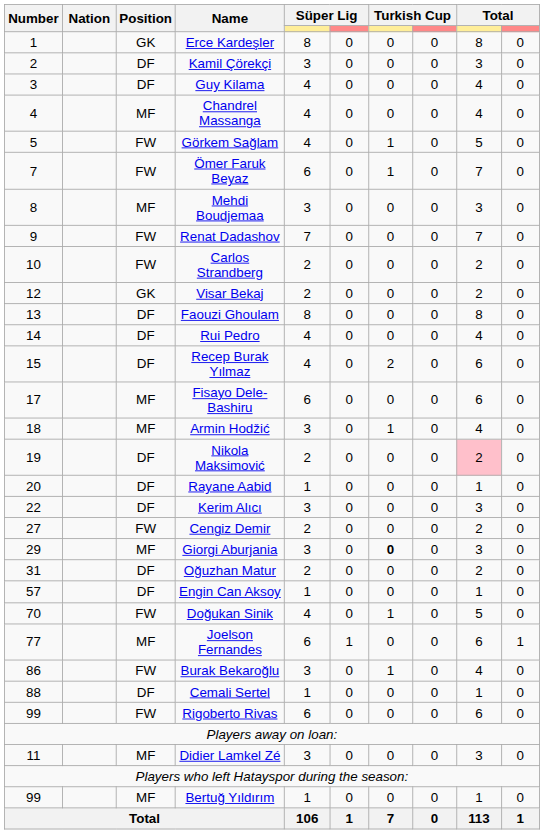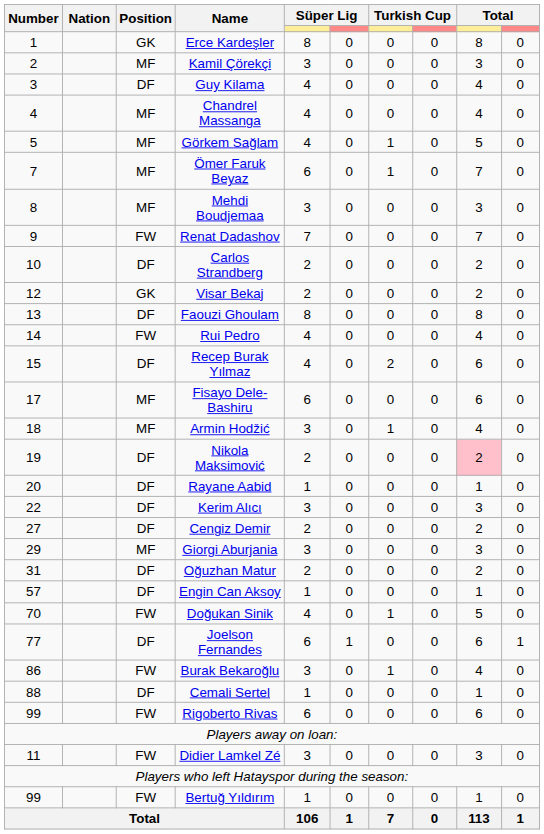(146, 64) DF -> (146, 64) MF
(146, 142) FW -> (146, 142) MF
(146, 171) FW -> (146, 171) MF
(146, 264) FW -> (146, 264) DF
(146, 335) DF -> (146, 335) FW
(146, 528) FW -> (146, 528) DF
(390, 550) bold -> (390, 550) normal
(146, 642) MF -> (146, 642) DF
(146, 755) MF -> (146, 755) FW
(146, 798) MF -> (146, 798) FW
